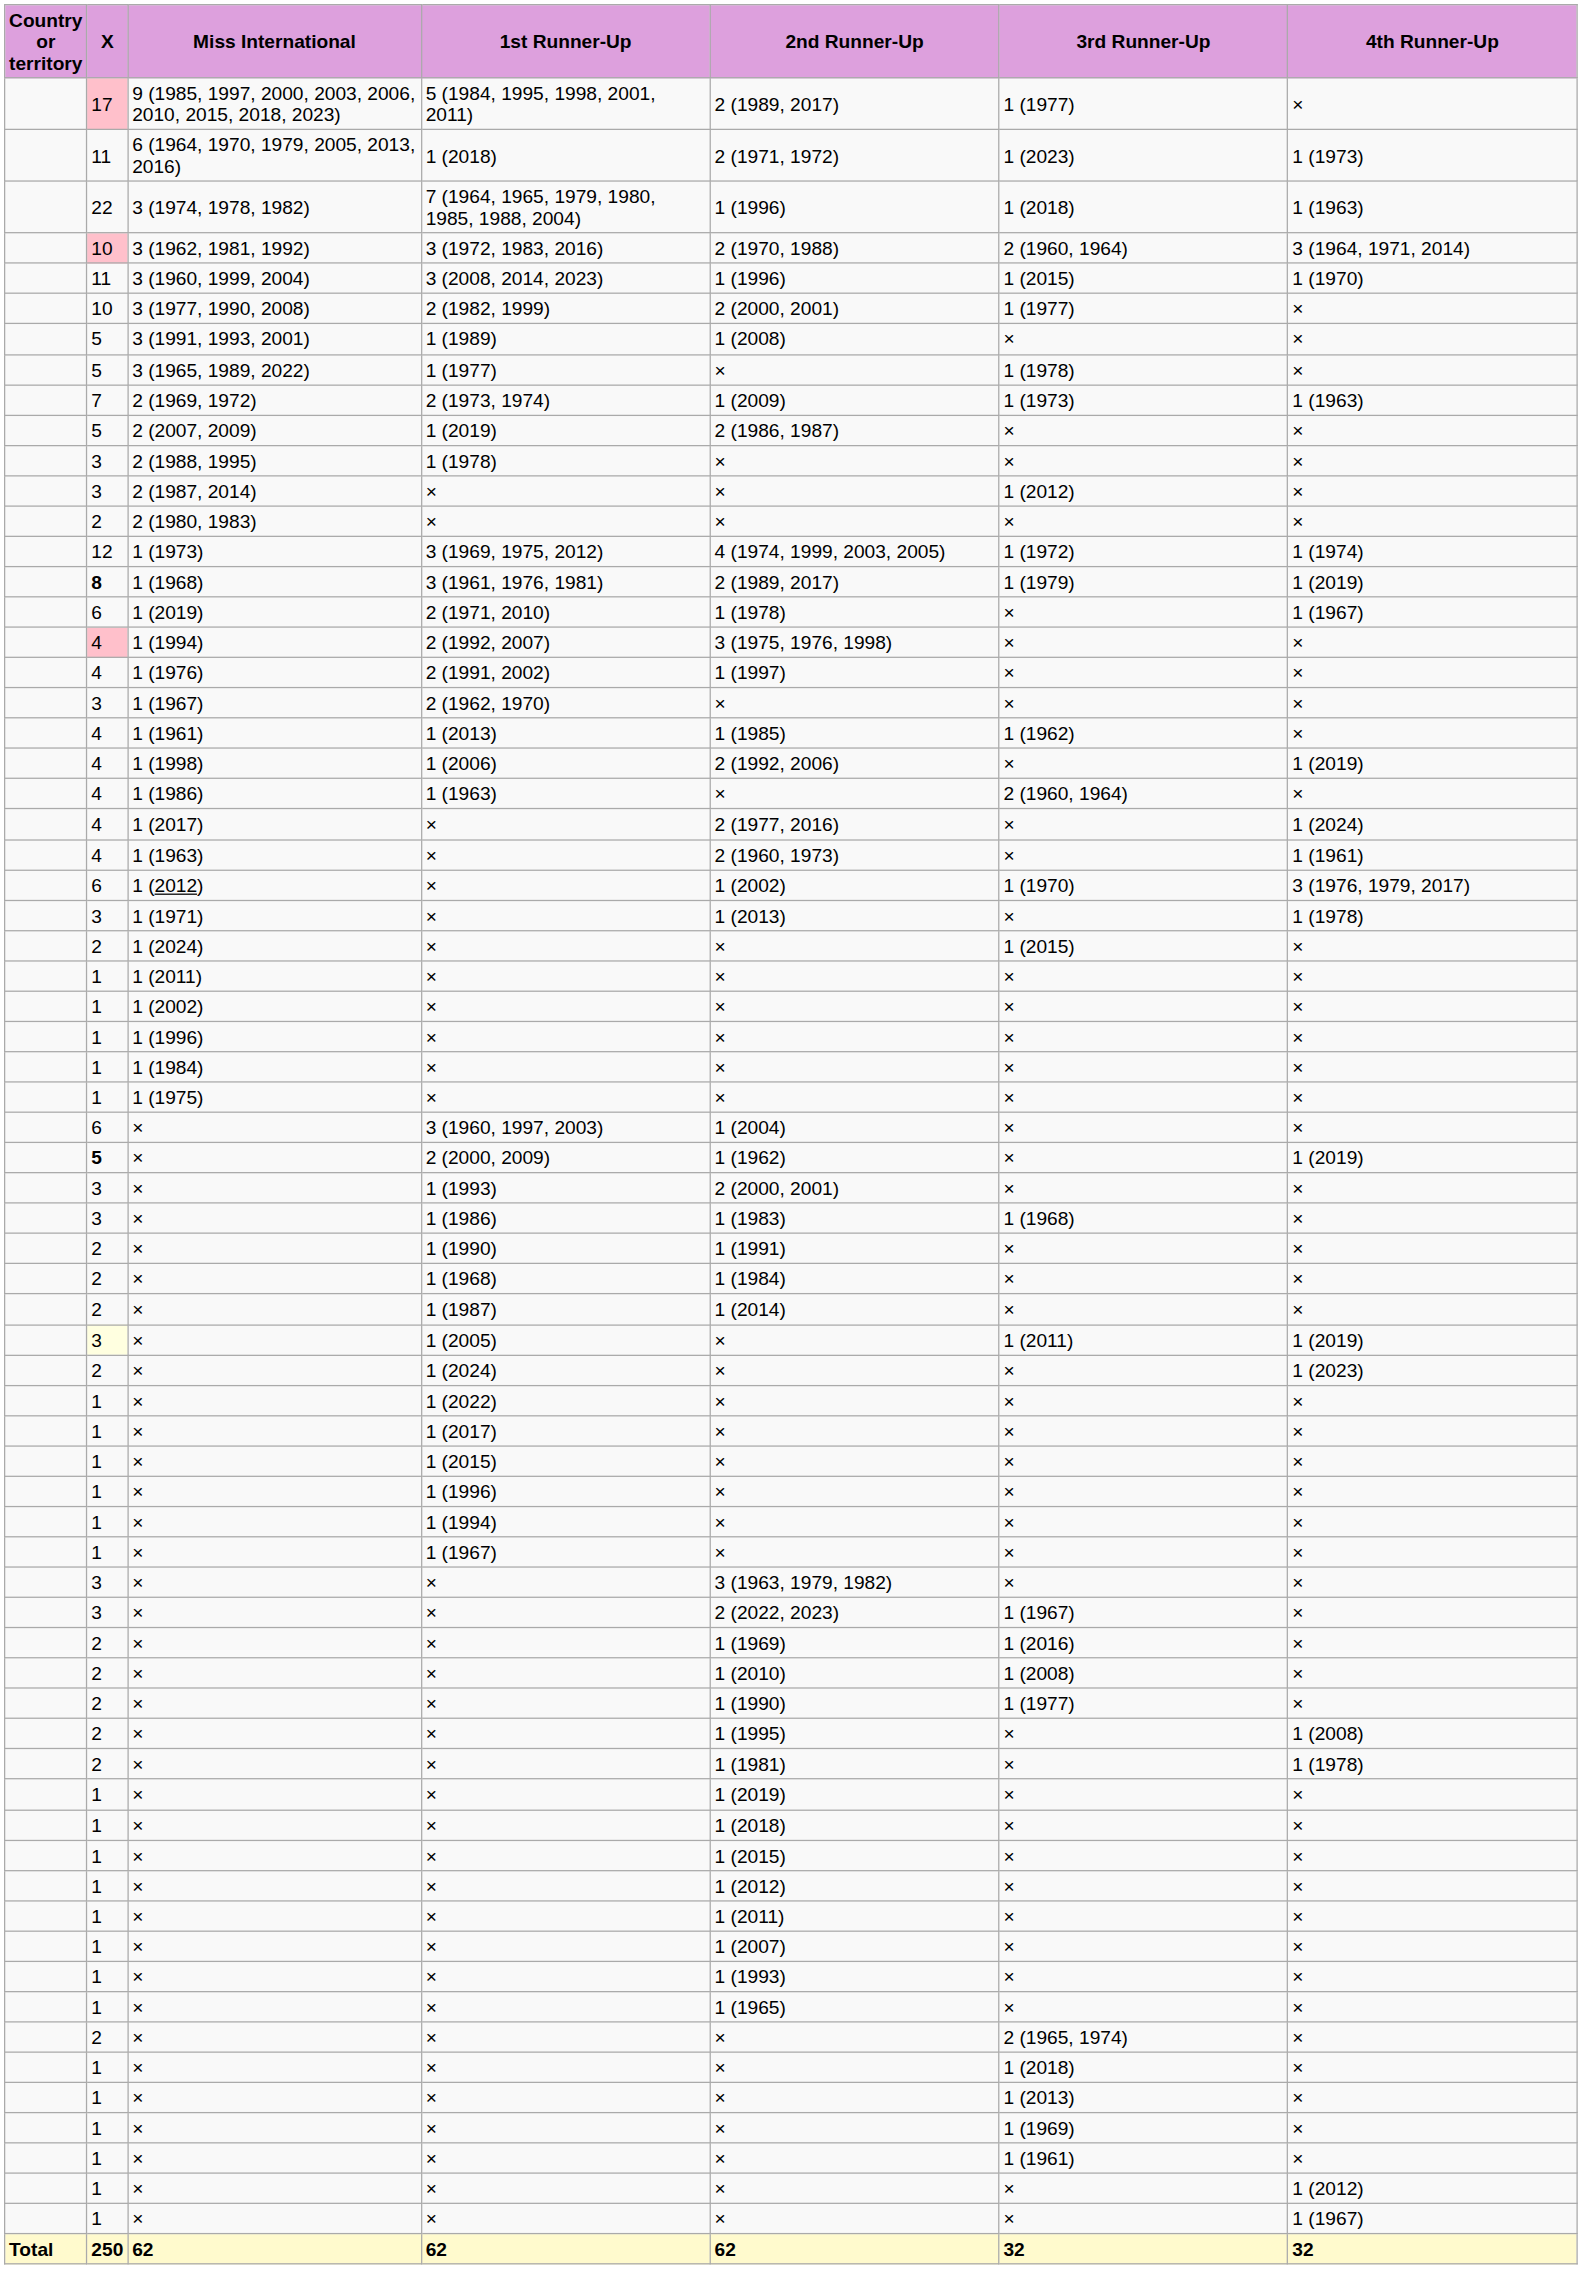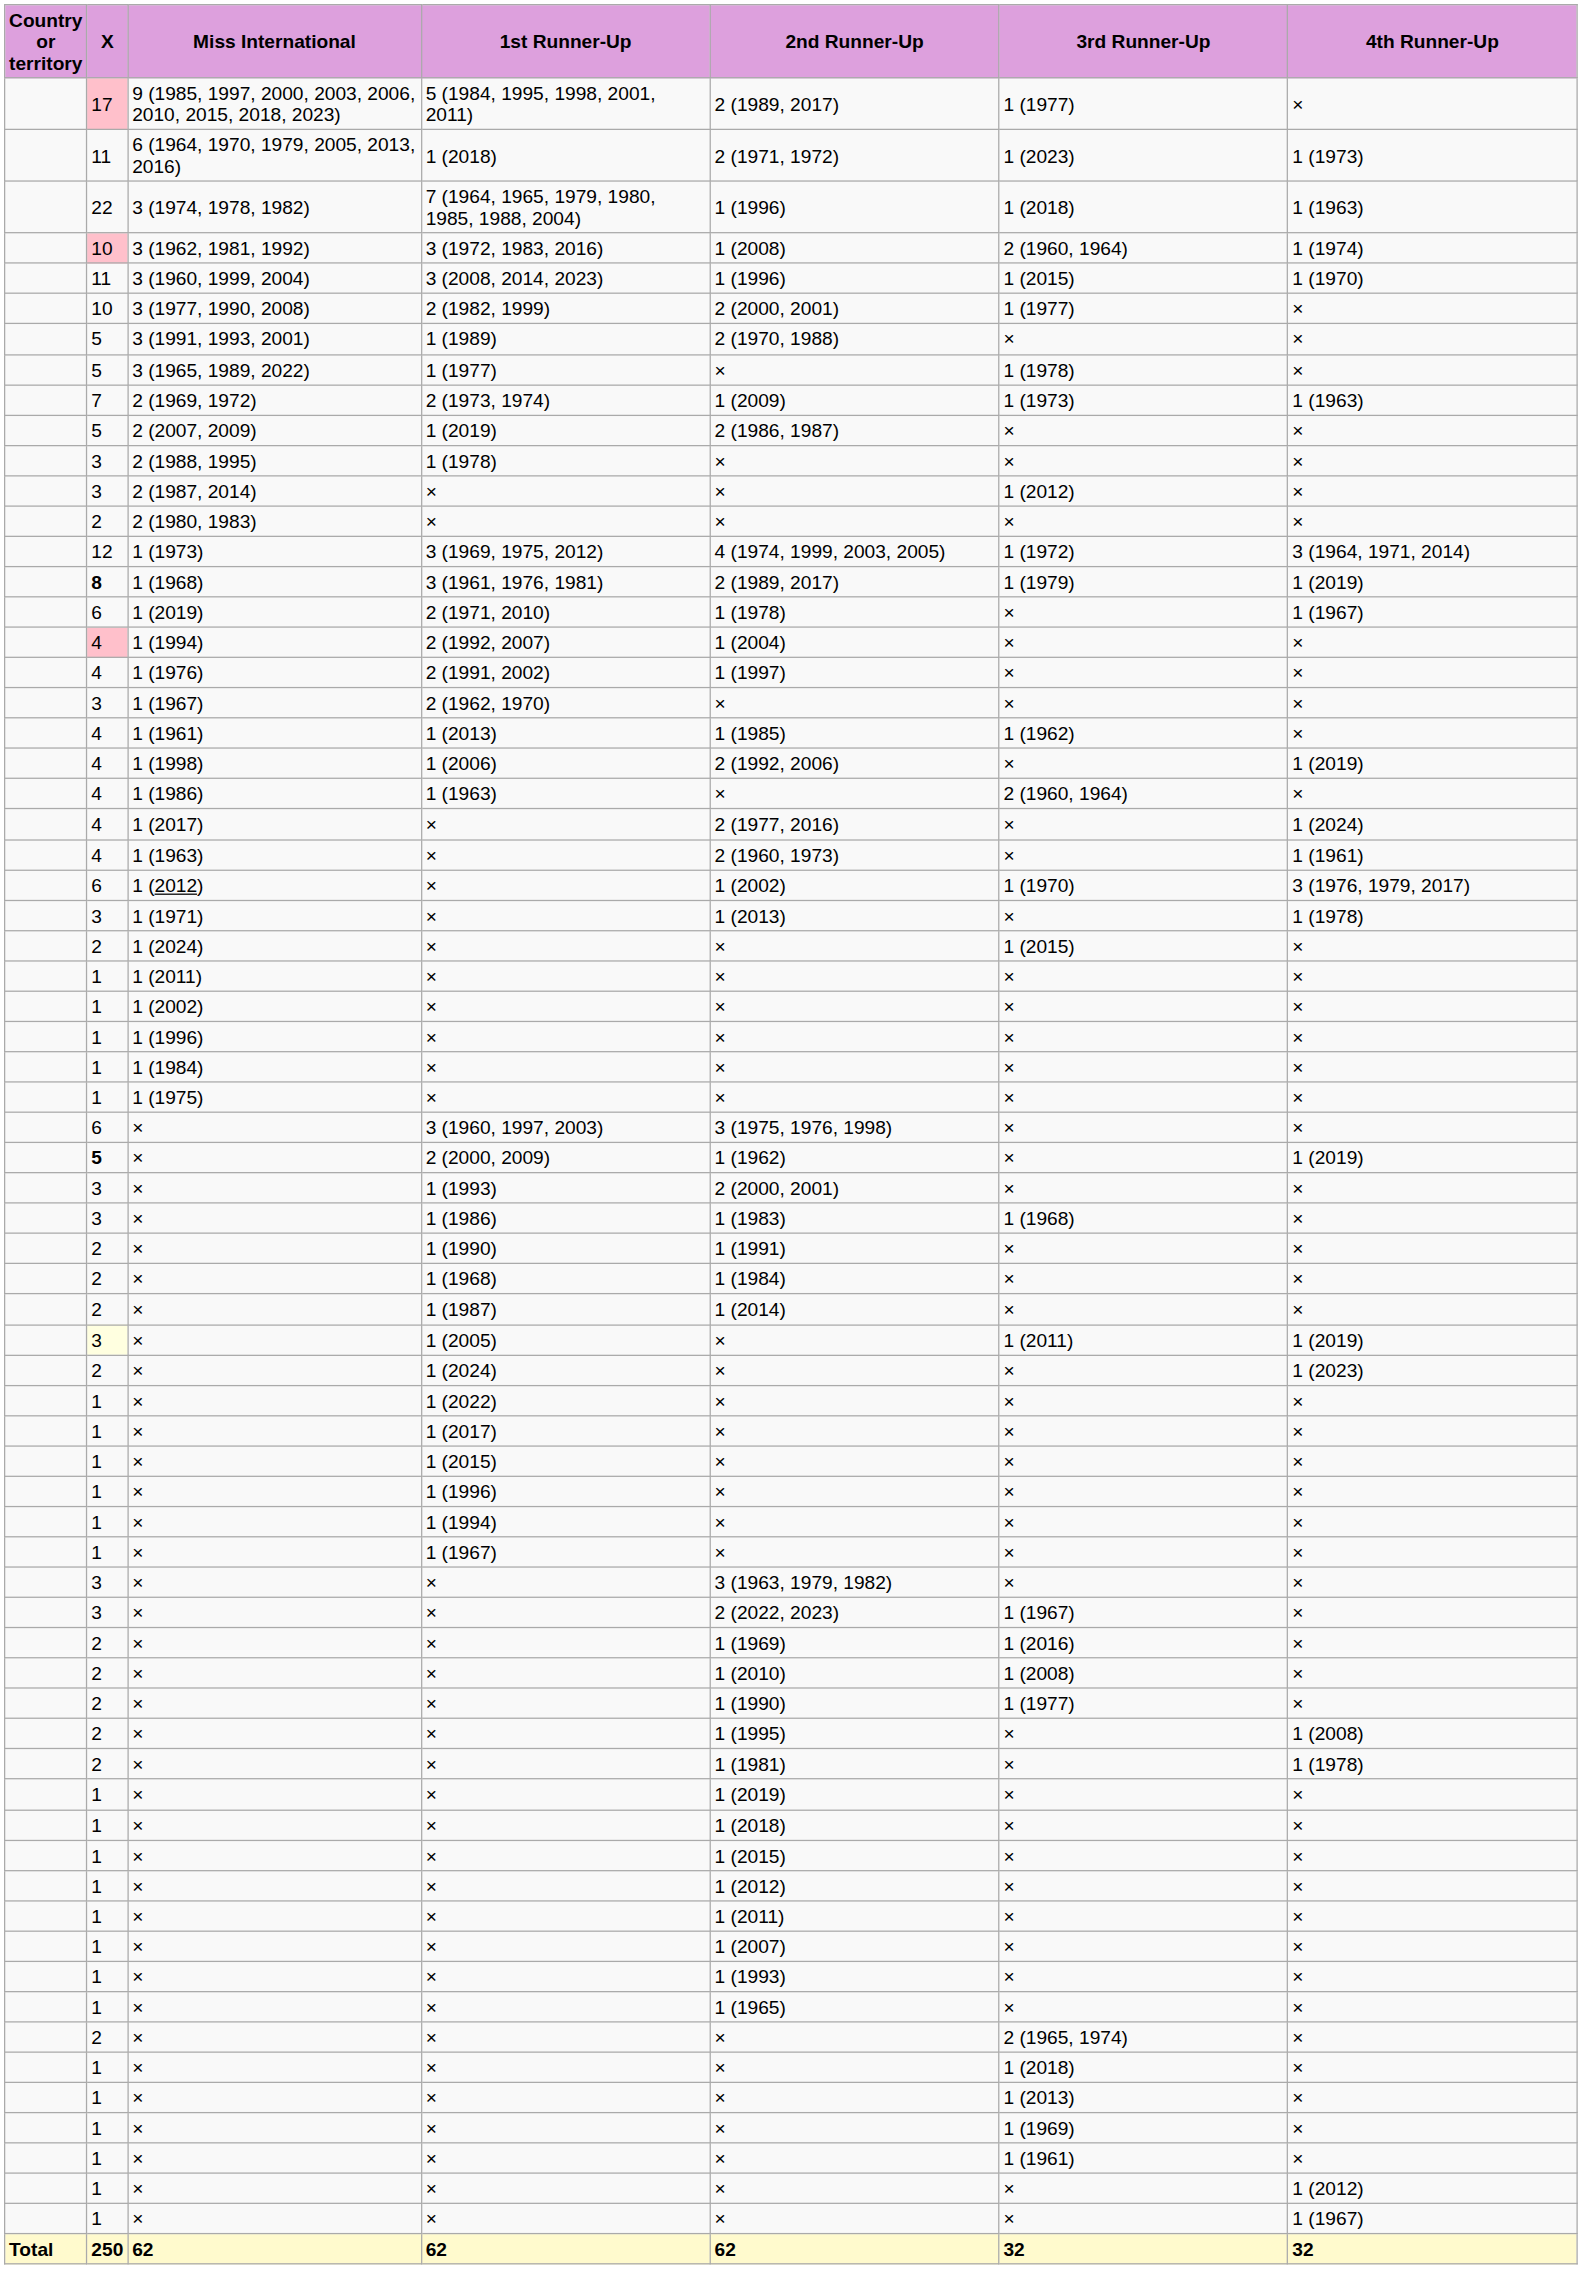(777, 248) 2 (1970, 1988) -> (750, 248) 1 (2008)
(1381, 248) 3 (1964, 1971, 2014) -> (1328, 248) 1 (1974)
(750, 339) 1 (2008) -> (777, 339) 2 (1970, 1988)
(1328, 552) 1 (1974) -> (1381, 552) 3 (1964, 1971, 2014)
(803, 642) 3 (1975, 1976, 1998) -> (750, 642) 1 (2004)
(750, 1128) 1 (2004) -> (803, 1128) 3 (1975, 1976, 1998)
